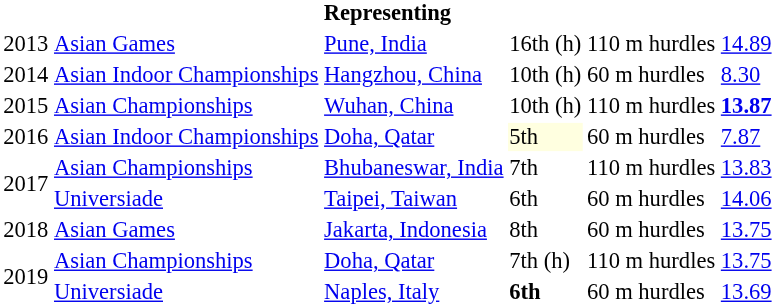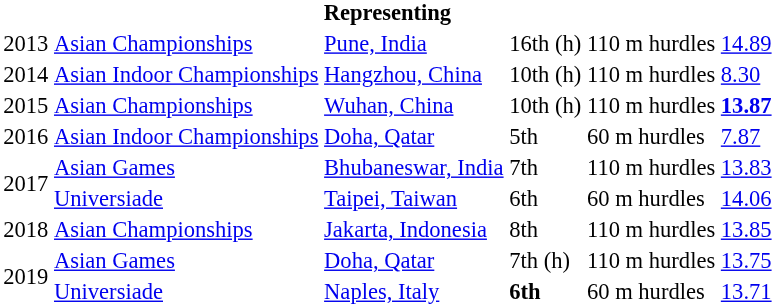(114, 43) Asian Games -> (153, 43) Asian Championships
(646, 74) 60 m hurdles -> (651, 74) 110 m hurdles
(524, 136) lightyellow background -> (524, 136) no background
(153, 167) Asian Championships -> (114, 167) Asian Games
(114, 229) Asian Games -> (153, 229) Asian Championships
(646, 229) 60 m hurdles -> (651, 229) 110 m hurdles
(746, 229) 13.75 -> (746, 229) 13.85
(153, 260) Asian Championships -> (114, 260) Asian Games
(746, 291) 13.69 -> (746, 291) 13.71
